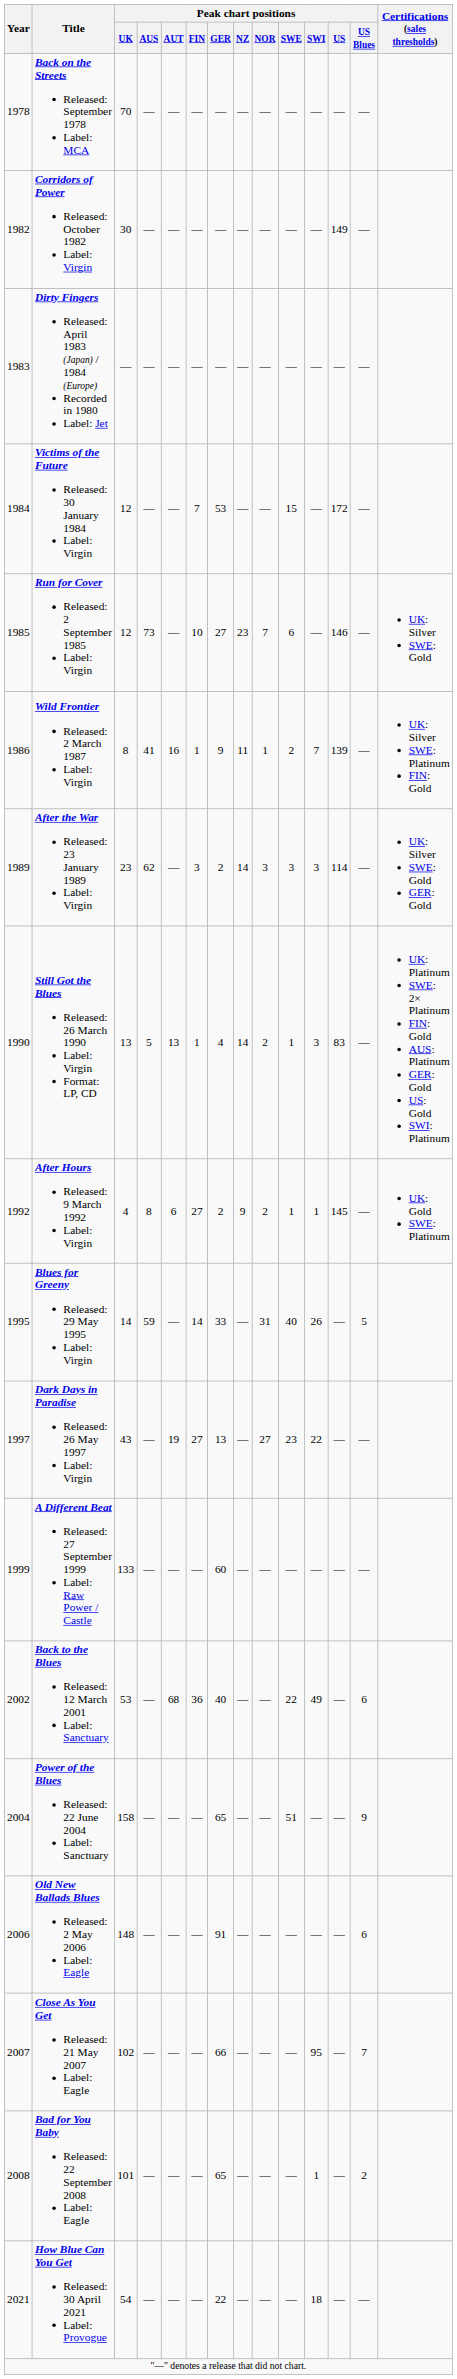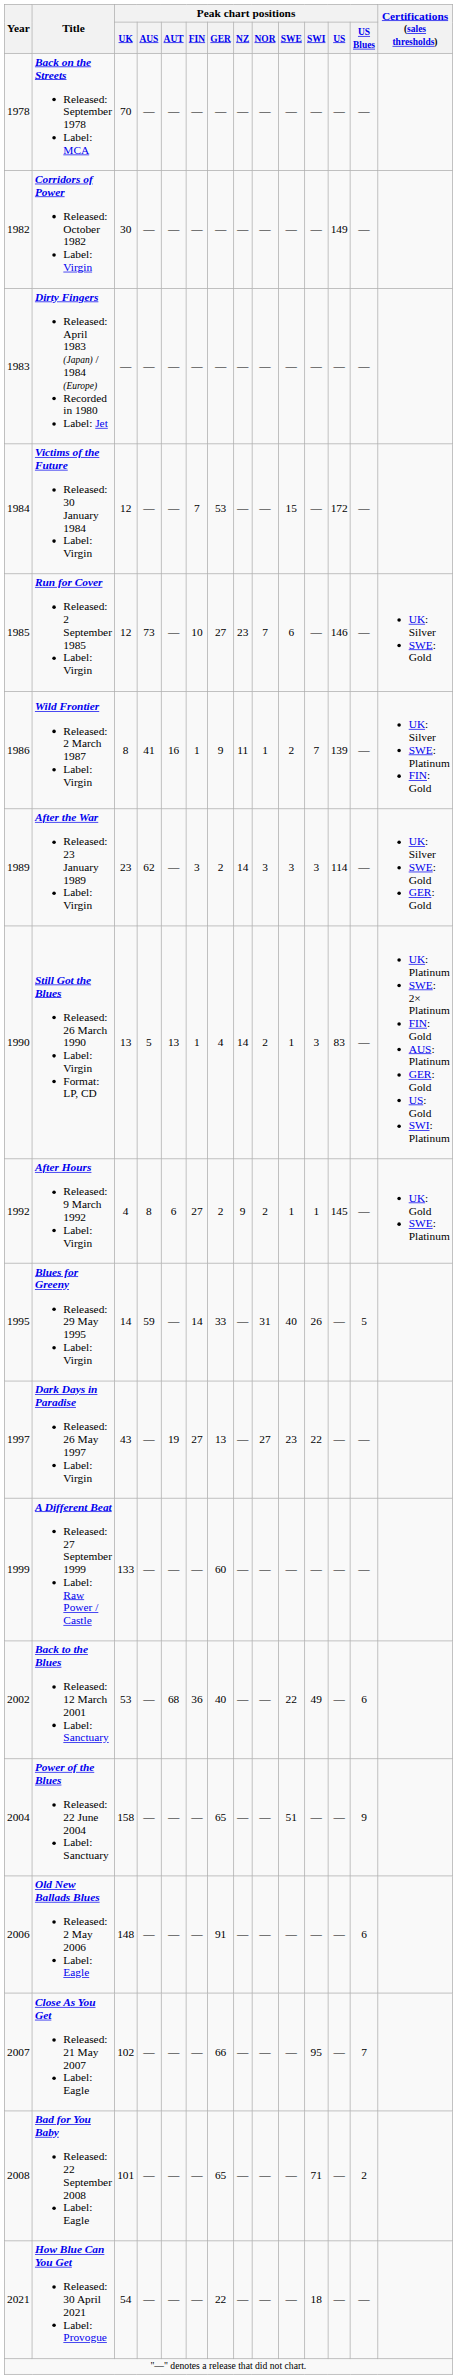(316, 2175) 1 -> (316, 2175) 71
